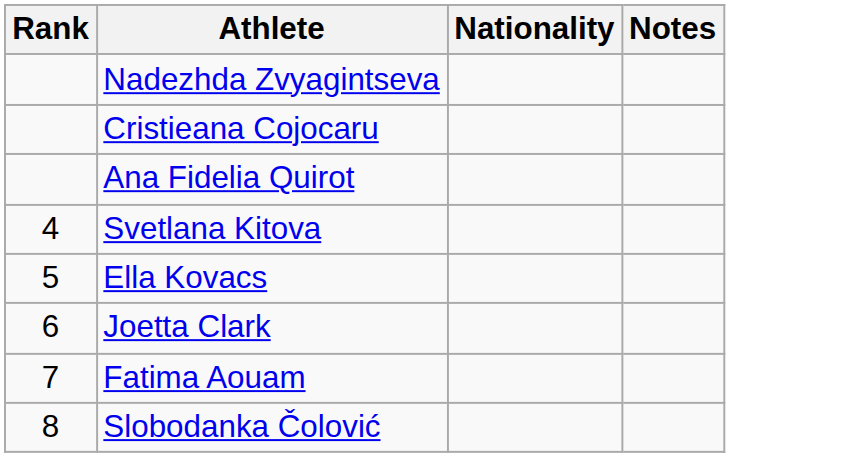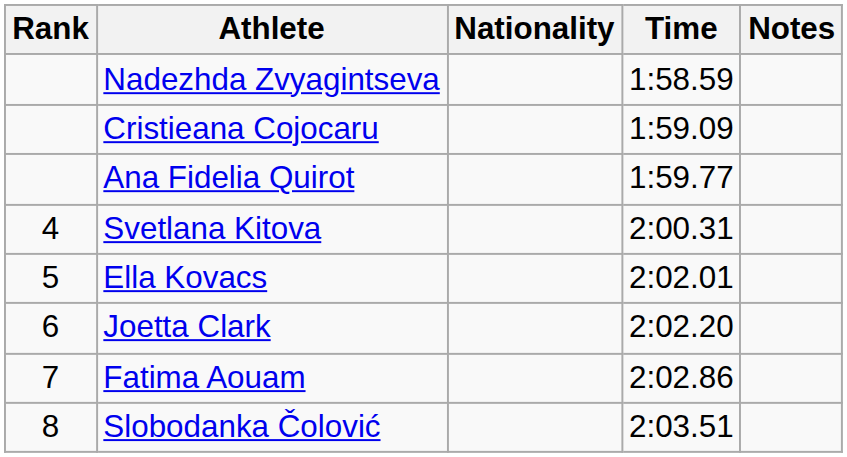+ column: (681, 29)
